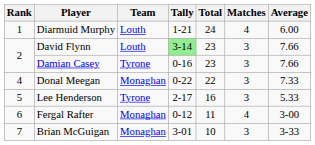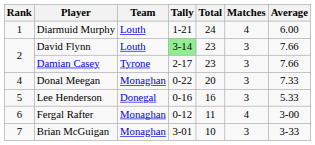(182, 64) 0-16 -> (182, 64) 2-17
(210, 81) 22 -> (210, 81) 20
(135, 98) Tyrone -> (138, 98) Donegal
(182, 98) 2-17 -> (182, 98) 0-16
